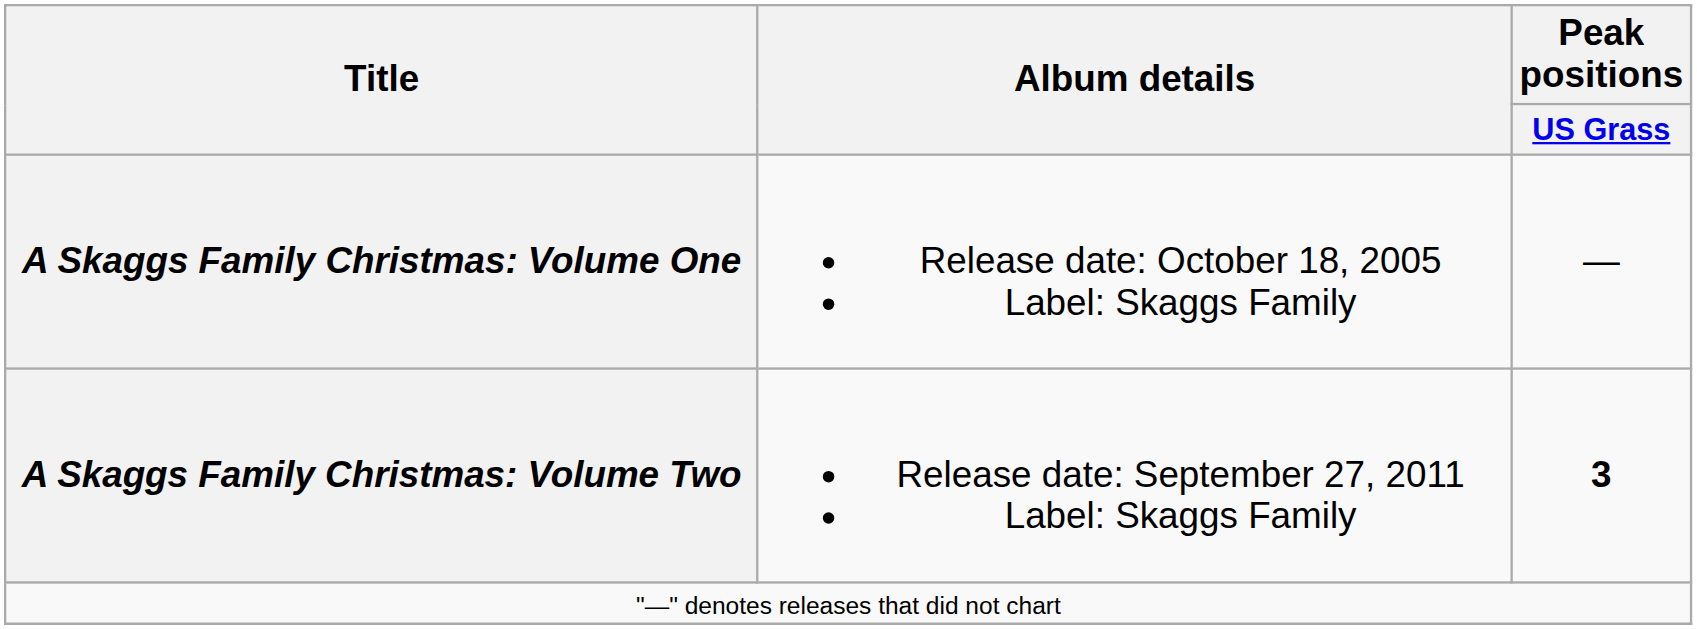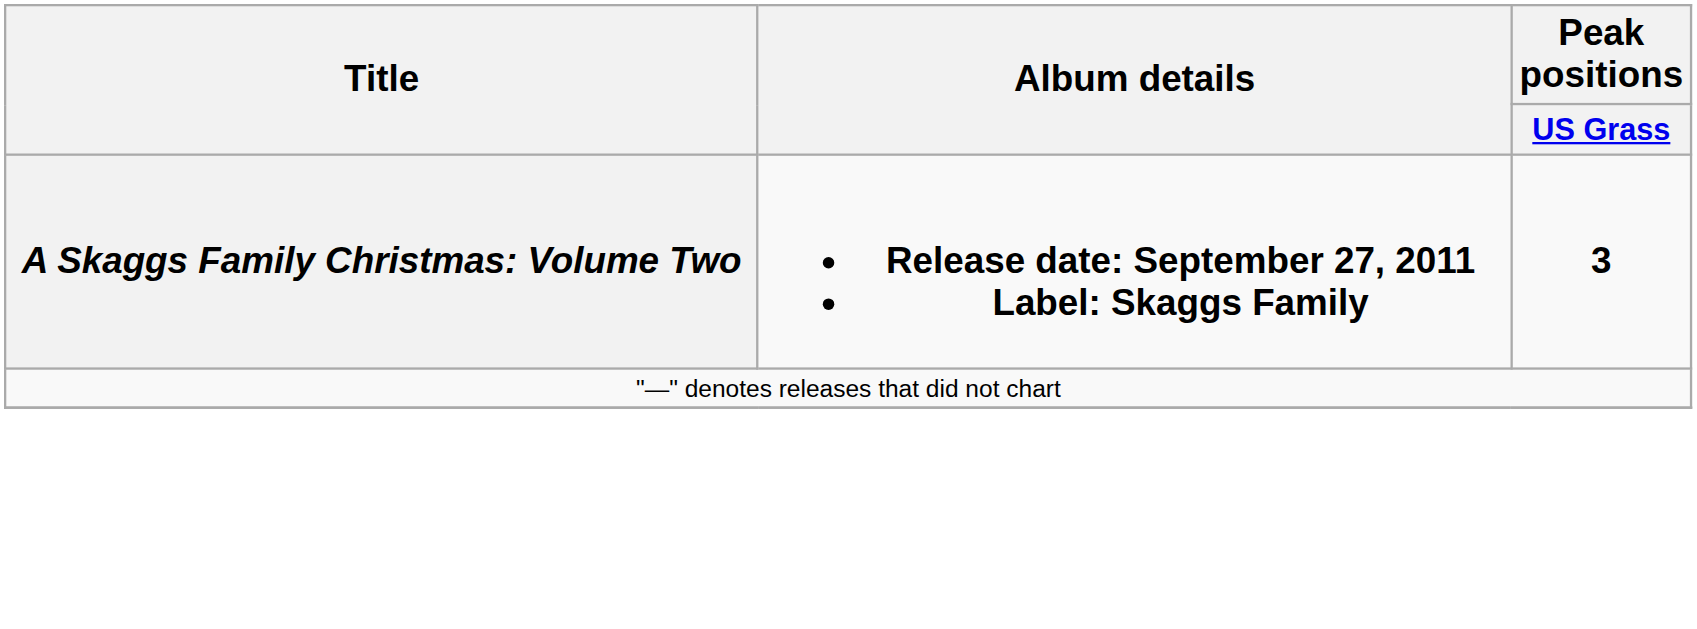- row: (382, 260)
(1135, 497) normal -> (1135, 282) bold
